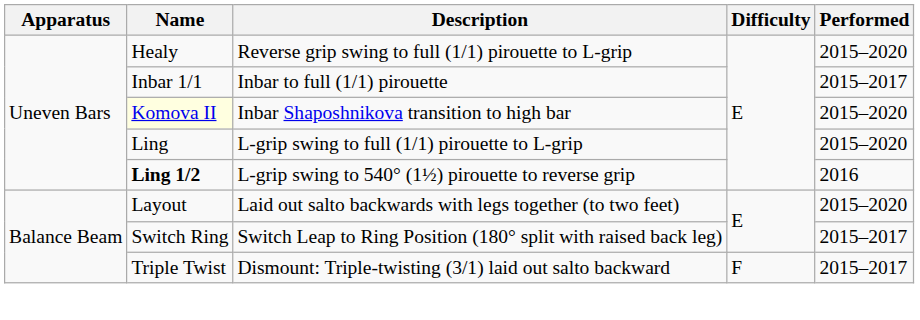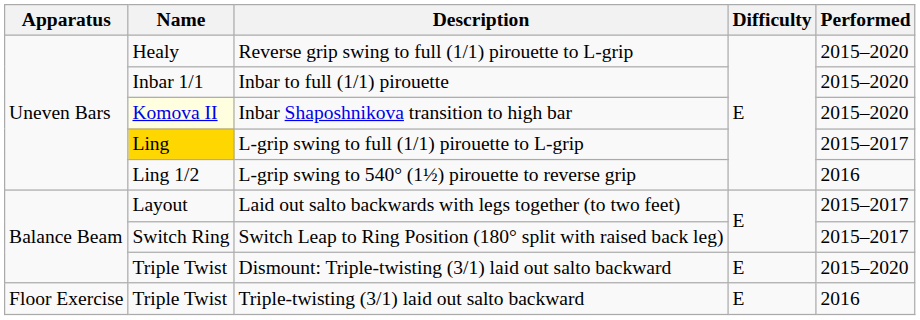(863, 81) 2015–2017 -> (865, 81) 2015–2020
(150, 143) no background -> (151, 143) gold background
(863, 143) 2015–2020 -> (865, 143) 2015–2017
(166, 174) bold -> (166, 174) normal
(863, 205) 2015–2020 -> (865, 205) 2015–2017
(737, 267) F -> (738, 267) E
(863, 267) 2015–2017 -> (865, 267) 2015–2020
+ row: (411, 298)
